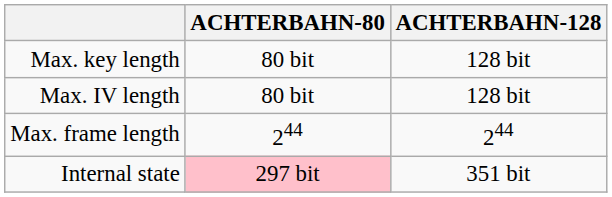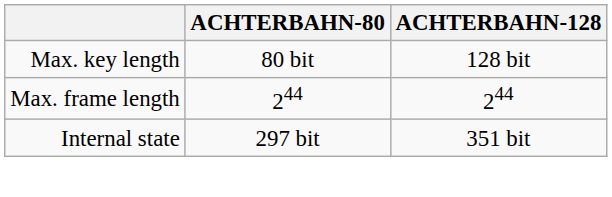- row: (110, 95)
(288, 173) pink background -> (288, 137) no background
